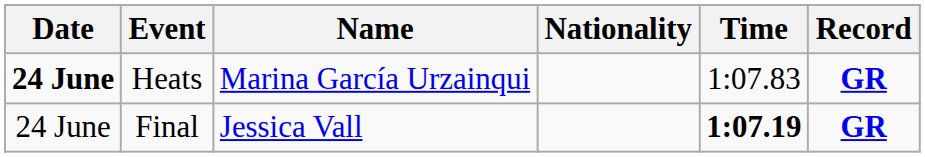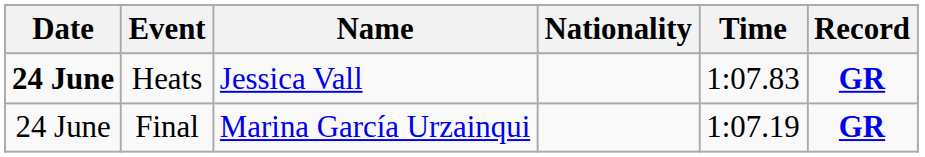(375, 77) Marina García Urzainqui -> (291, 77) Jessica Vall
(291, 126) Jessica Vall -> (375, 126) Marina García Urzainqui
(754, 126) bold -> (753, 126) normal
